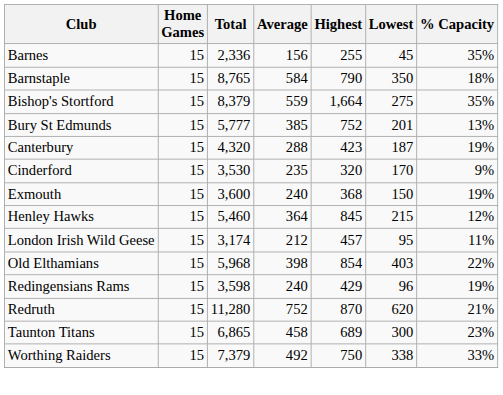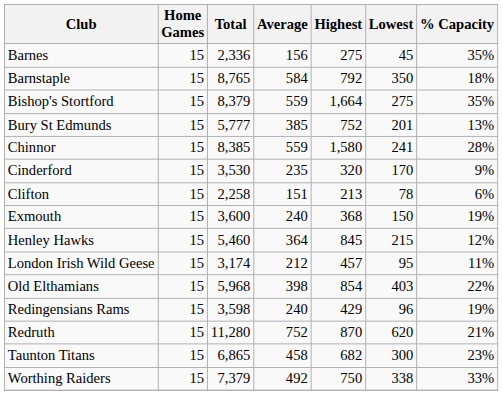(351, 55) 255 -> (351, 55) 275
(351, 78) 790 -> (351, 78) 792
- row: (41, 147)
+ row: (32, 147)
+ row: (28, 194)
(351, 332) 689 -> (351, 355) 682
